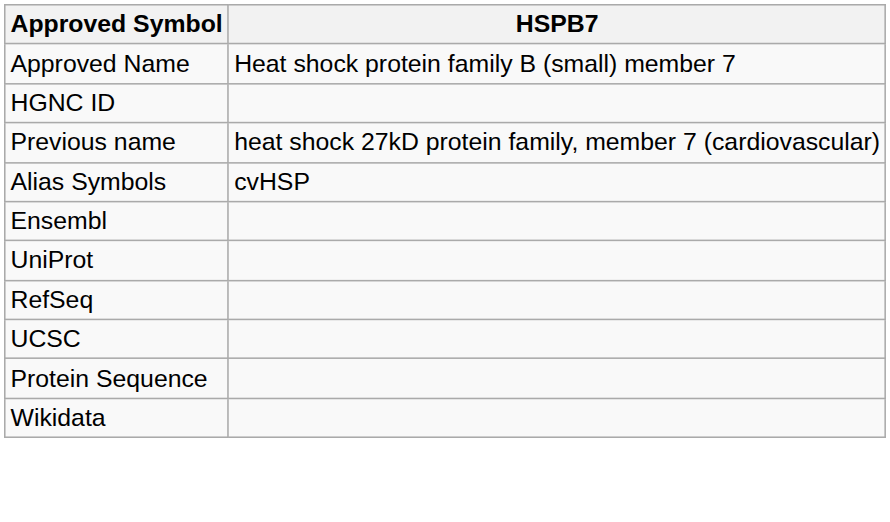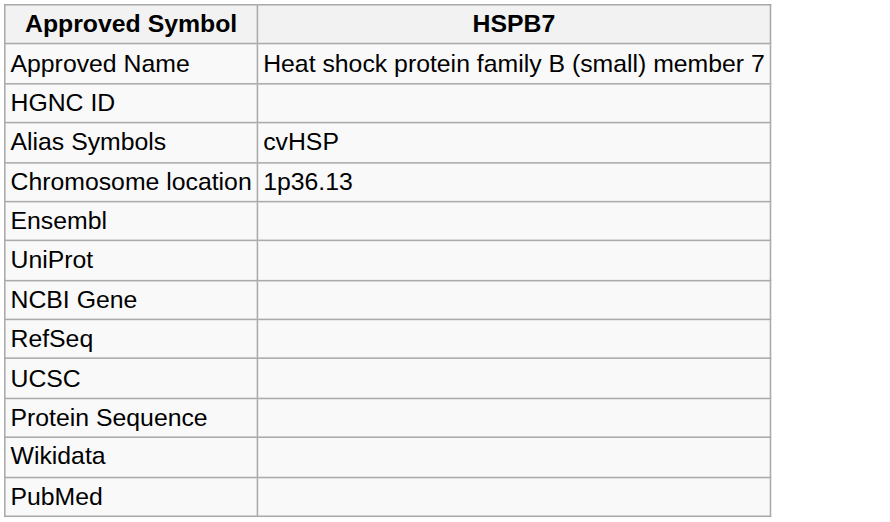- row: (93, 142)
+ row: (131, 181)
+ row: (74, 299)
+ row: (57, 496)
